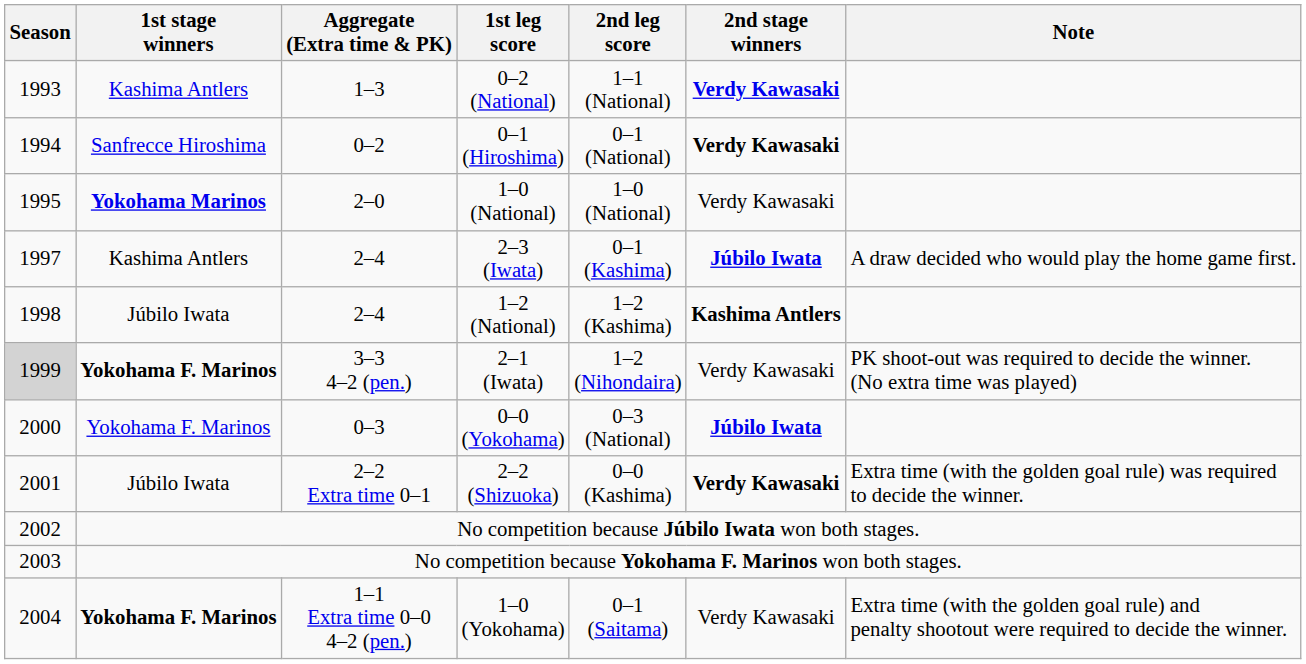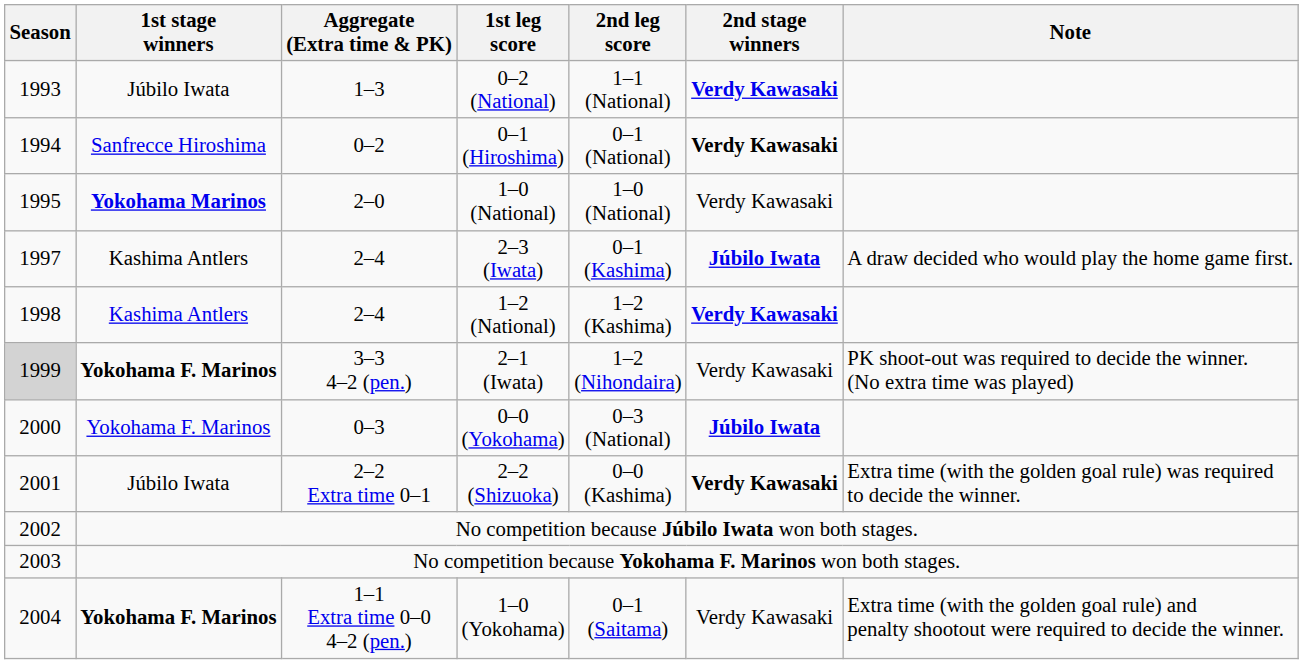(178, 89) Kashima Antlers -> (178, 89) Júbilo Iwata
(178, 314) Júbilo Iwata -> (178, 314) Kashima Antlers
(766, 314) Kashima Antlers -> (764, 314) Verdy Kawasaki
